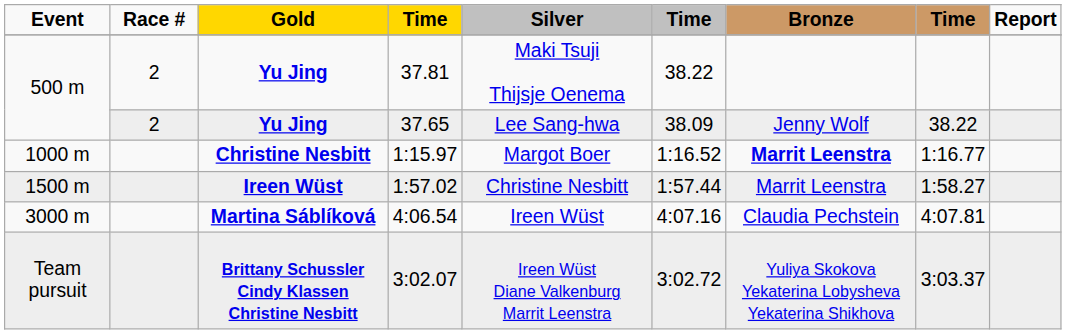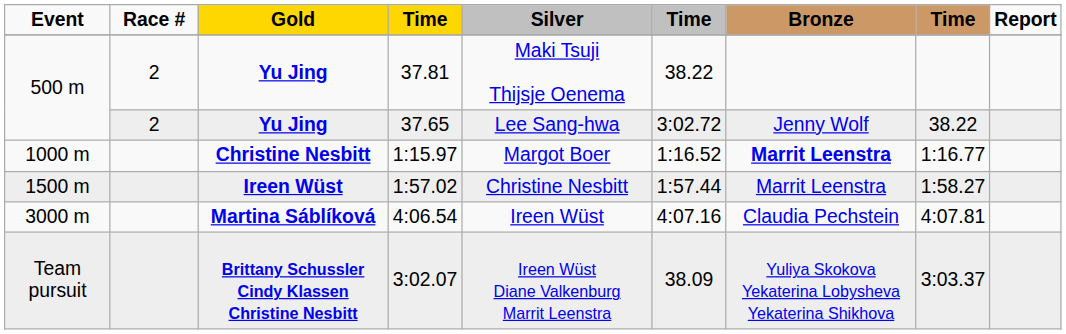(689, 124) 38.09 -> (689, 124) 3:02.72
(689, 280) 3:02.72 -> (689, 280) 38.09
